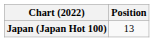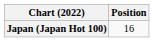(129, 28) 13 -> (129, 28) 16
